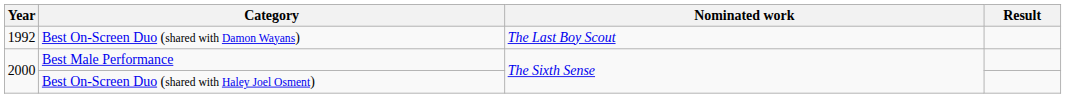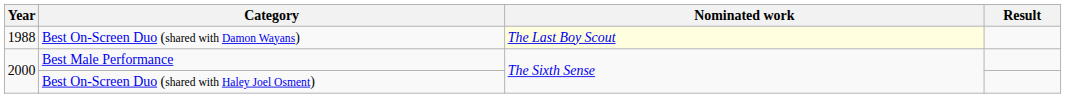(22, 37) 1992 -> (22, 37) 1988
(562, 37) no background -> (562, 37) lightyellow background
